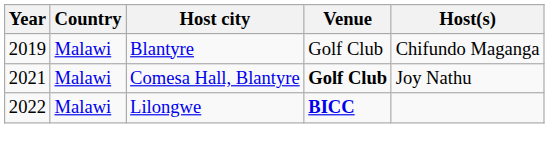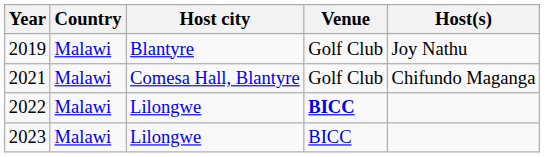(468, 48) Chifundo Maganga -> (429, 48) Joy Nathu
(348, 78) bold -> (346, 78) normal
(434, 78) Joy Nathu -> (463, 78) Chifundo Maganga
+ row: (27, 136)
